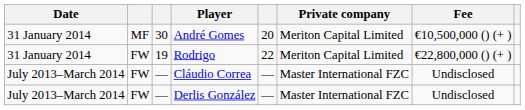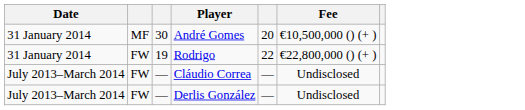- column: (344, 14)
